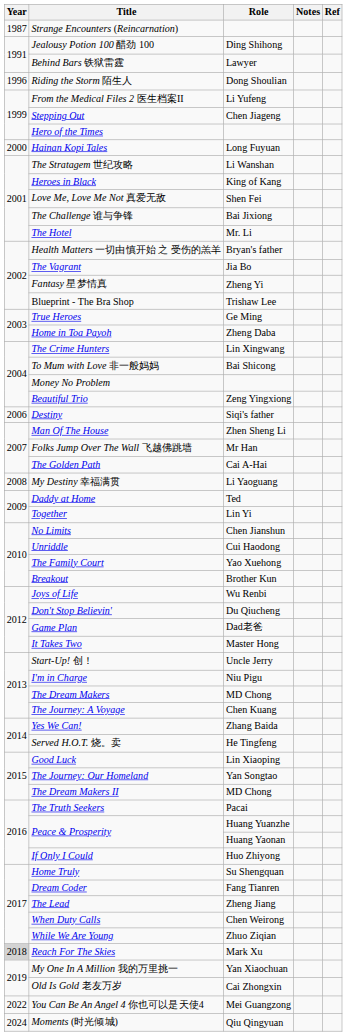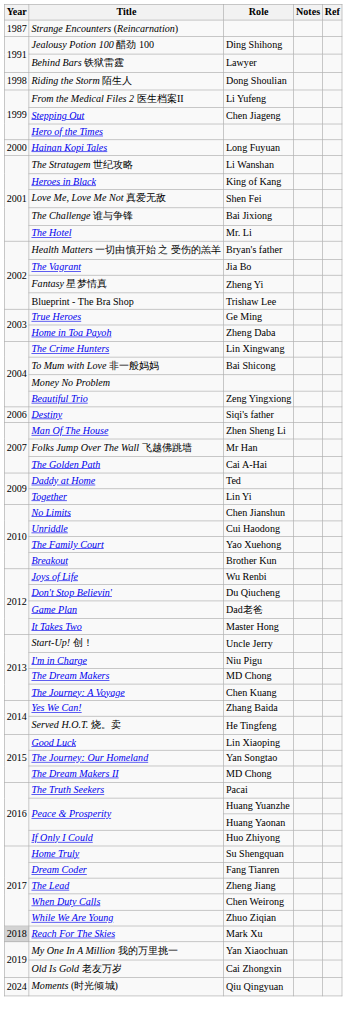(17, 81) 1996 -> (17, 81) 1998
- row: (76, 481)
- row: (118, 1004)
